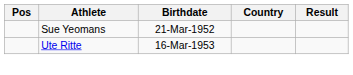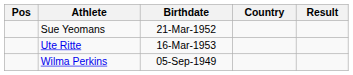+ row: (74, 62)
